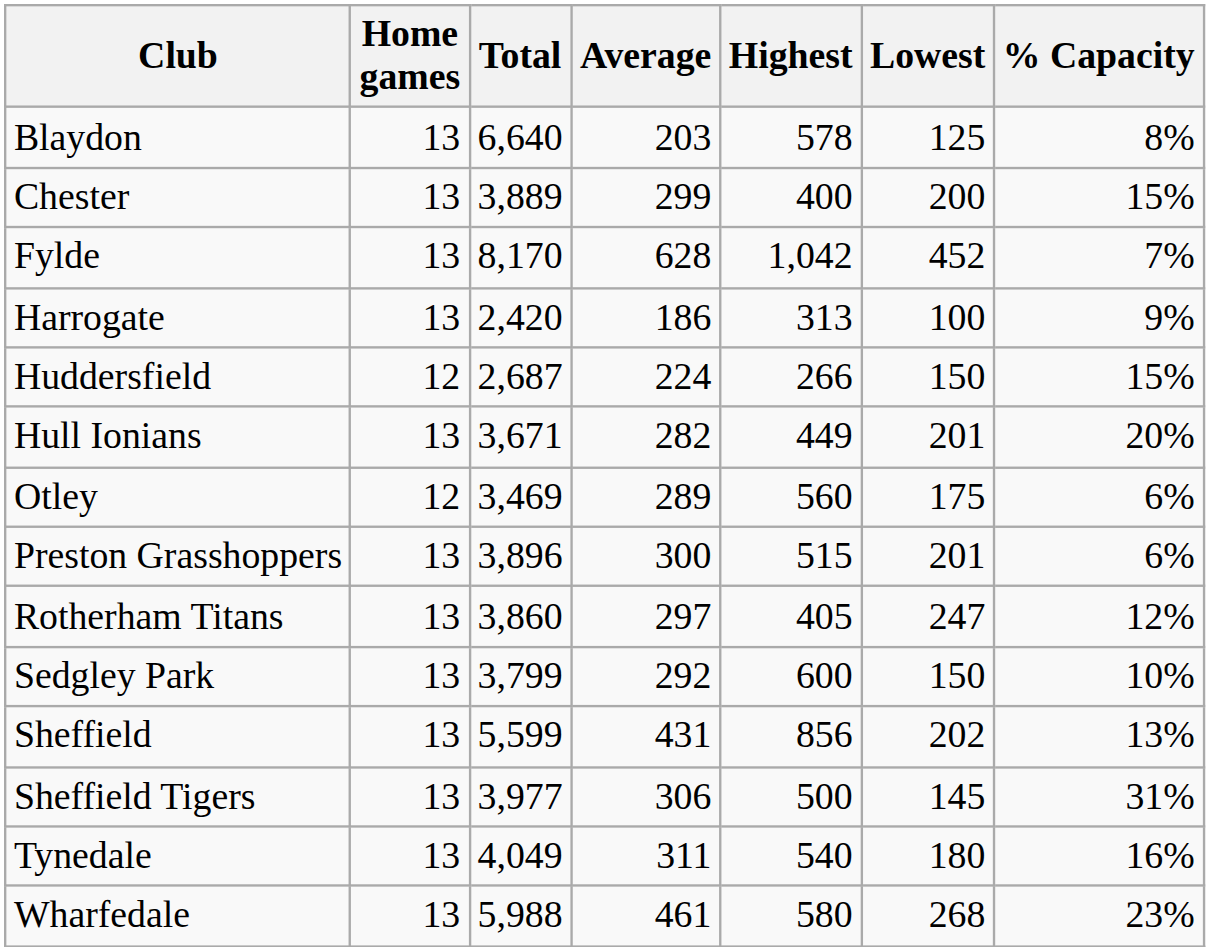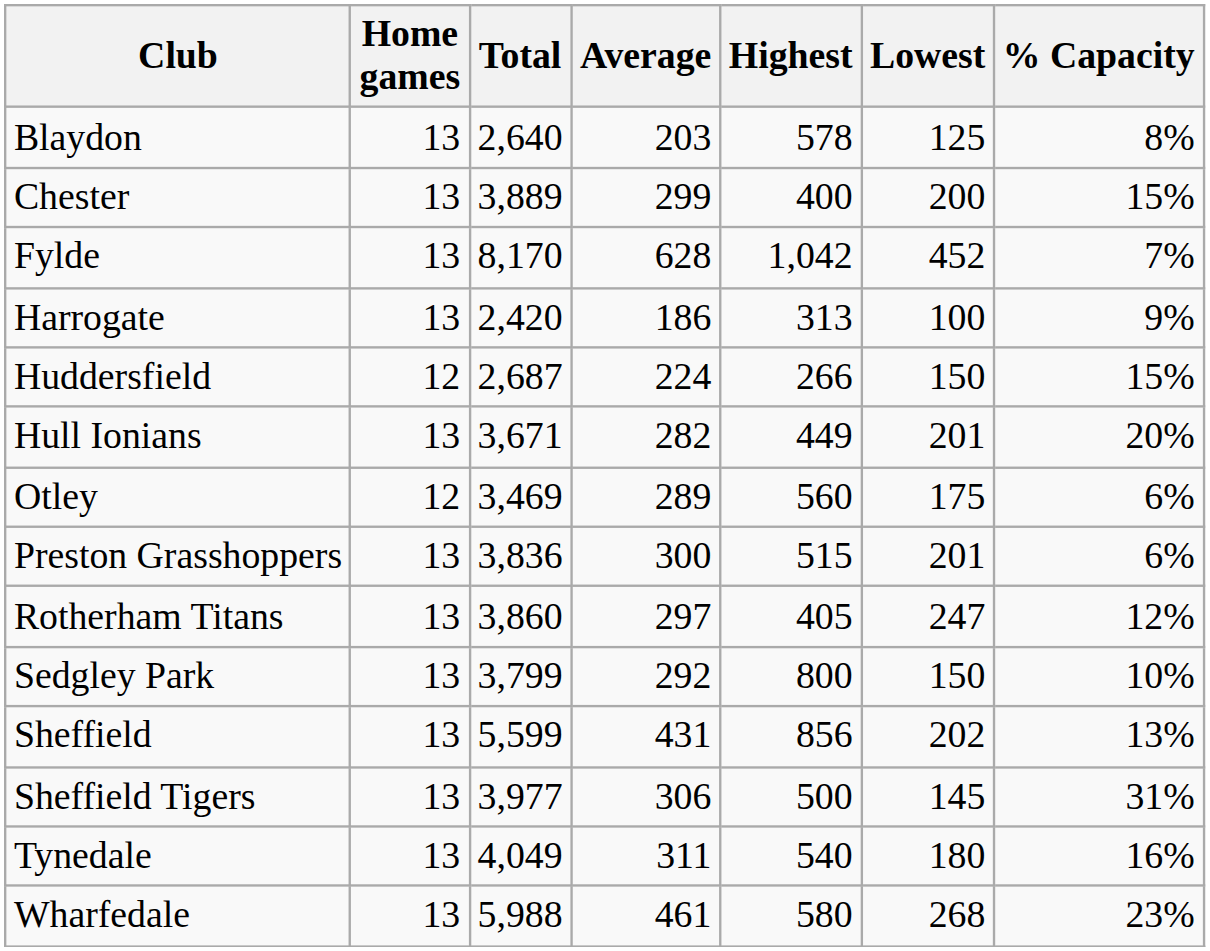(520, 136) 6,640 -> (520, 136) 2,640
(520, 556) 3,896 -> (520, 556) 3,836
(824, 675) 600 -> (824, 675) 800
